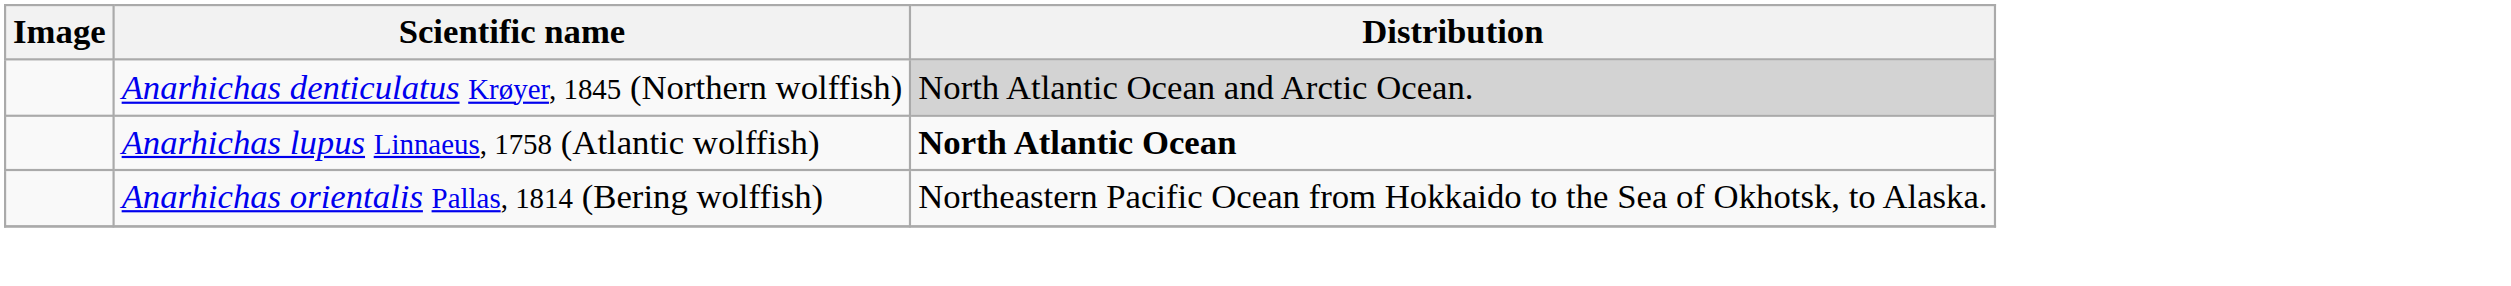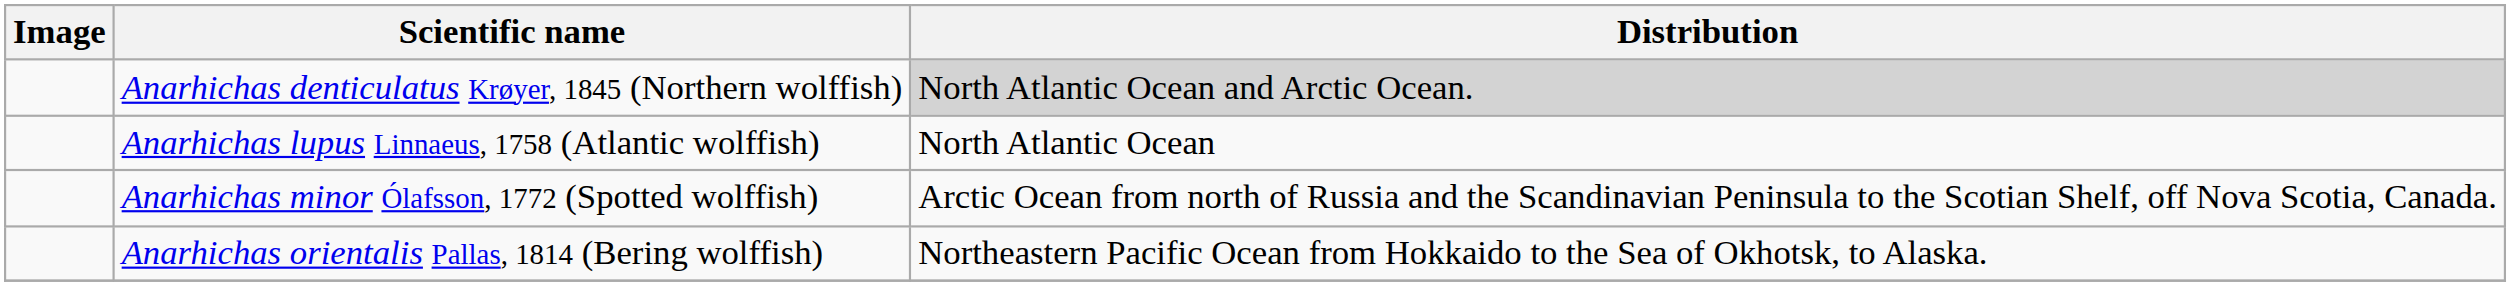(1077, 142) bold -> (1067, 142) normal
+ row: (470, 197)
